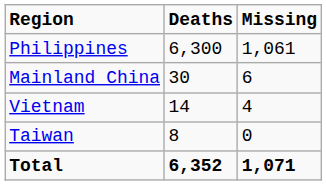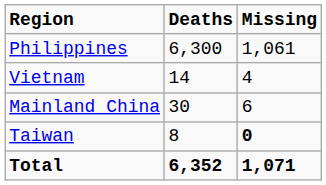rows swapped: (47, 107) <-> (85, 78)
(247, 136) normal -> (247, 136) bold
